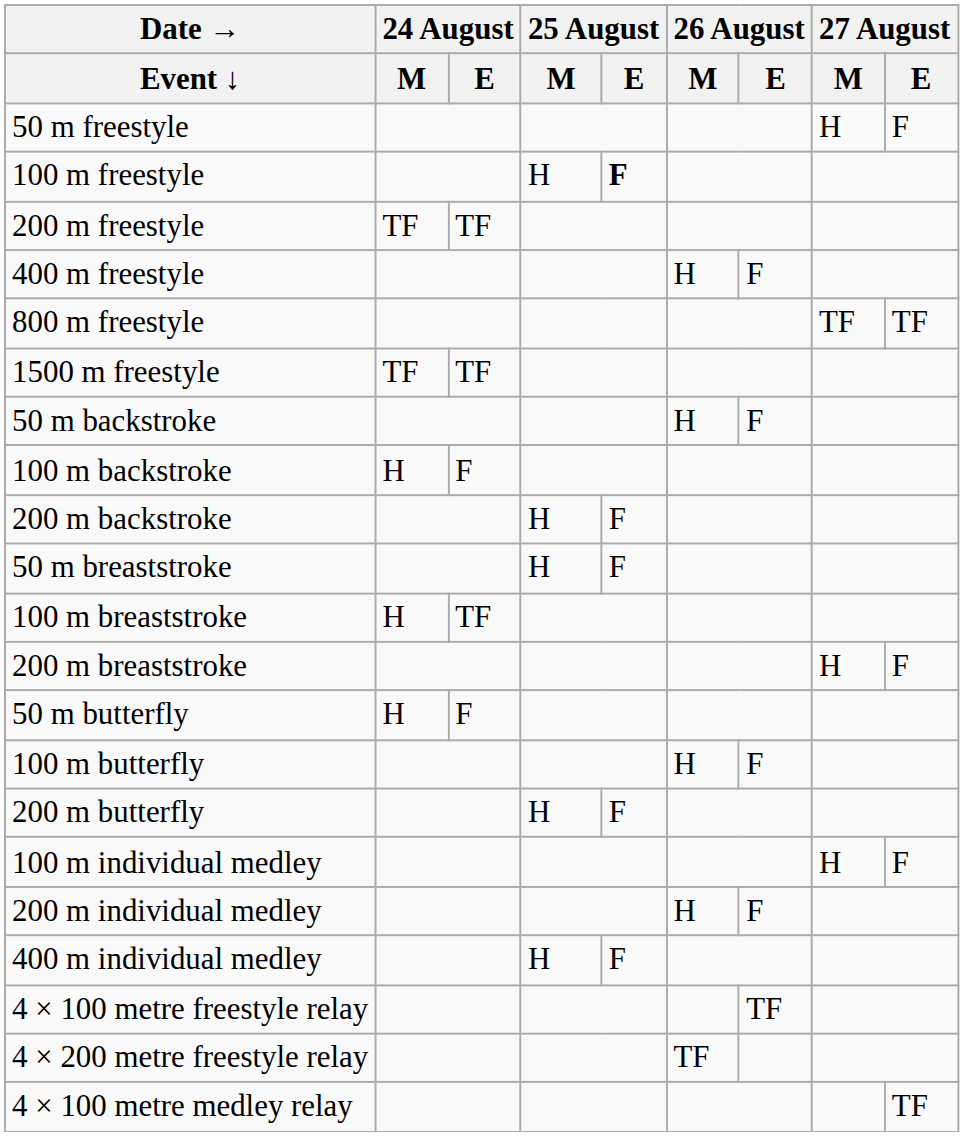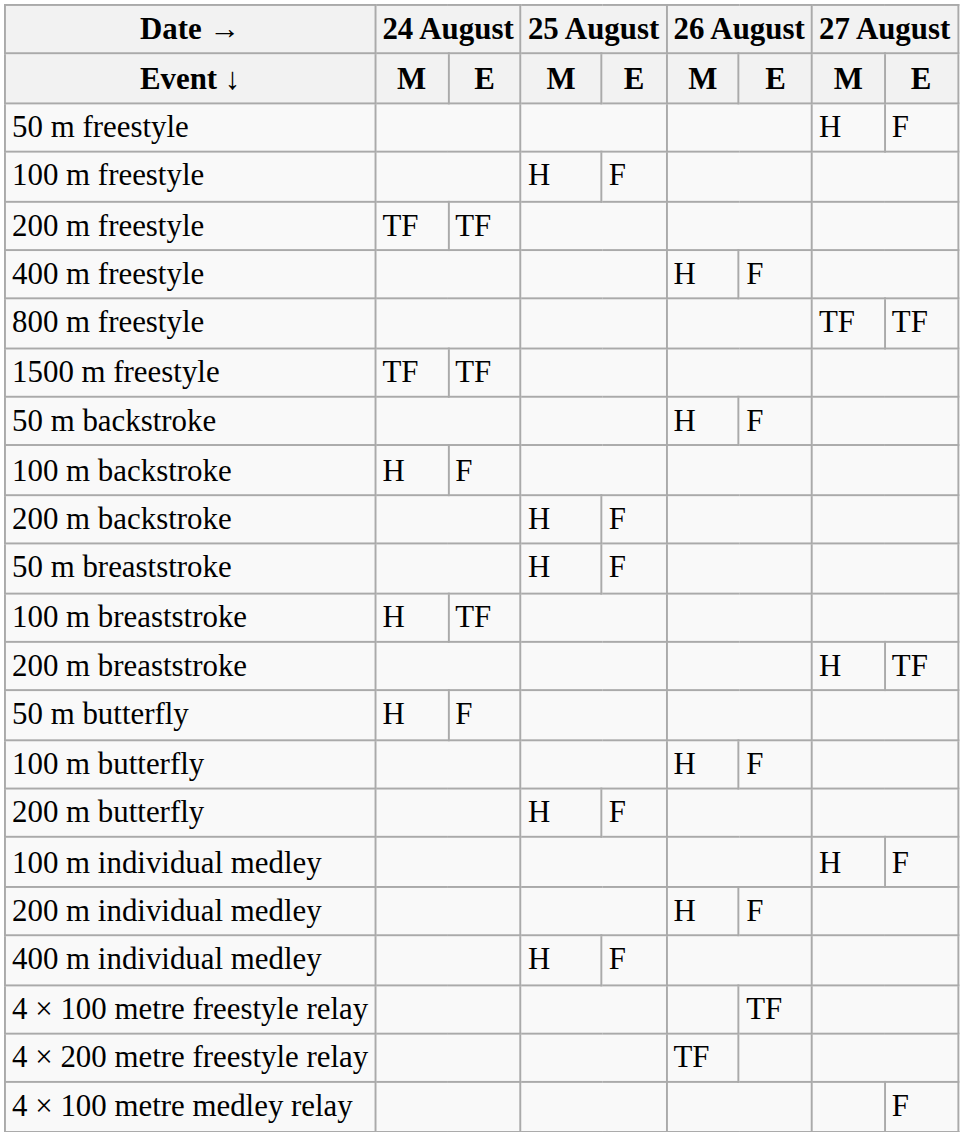(618, 175) bold -> (617, 175) normal
(900, 665) F -> (910, 665) TF
(910, 1106) TF -> (900, 1106) F
